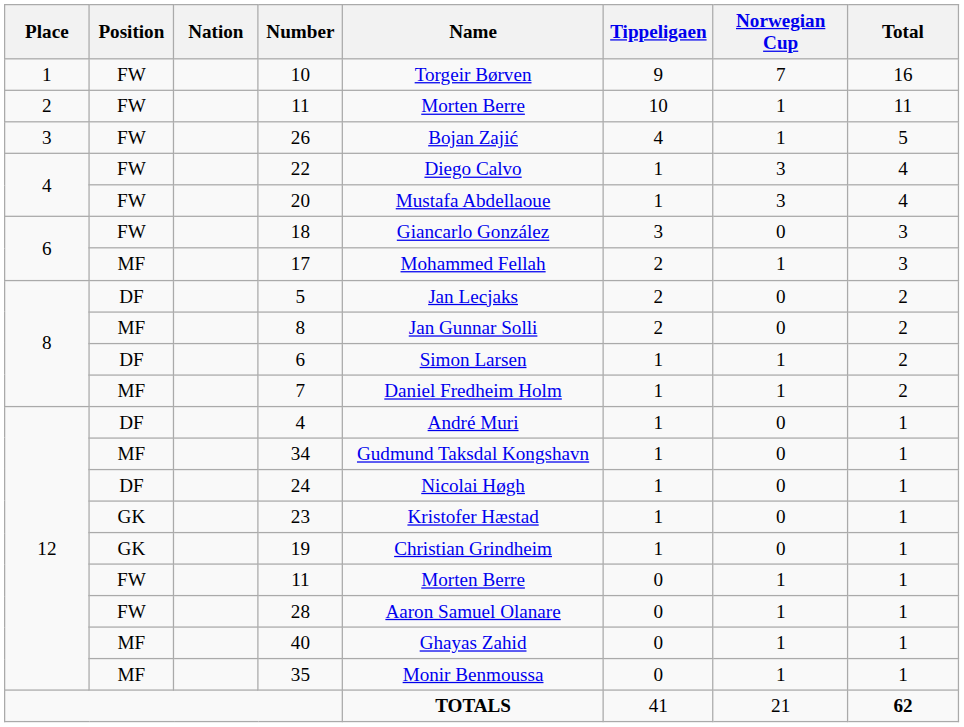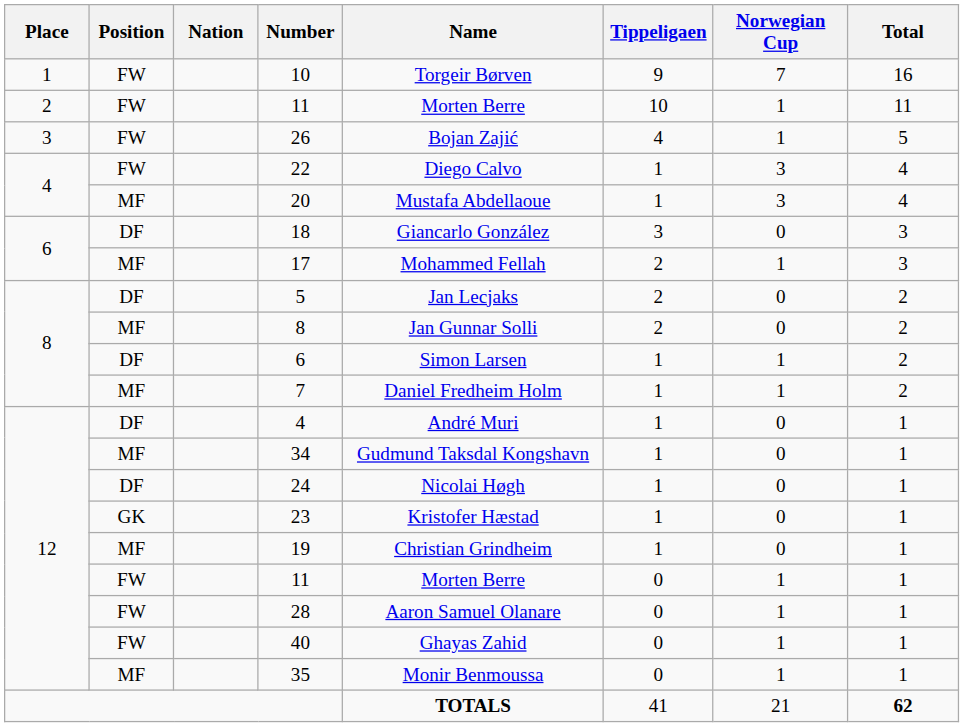(131, 201) FW -> (131, 201) MF
(131, 232) FW -> (131, 232) DF
(131, 548) GK -> (131, 548) MF
(131, 643) MF -> (131, 643) FW
